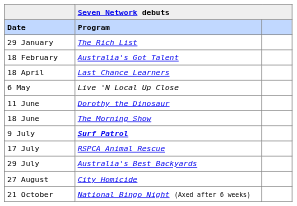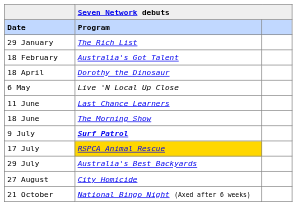(124, 73) Last Chance Learners -> (124, 73) Dorothy the Dinosaur
(124, 103) Dorothy the Dinosaur -> (124, 103) Last Chance Learners
(121, 149) no background -> (121, 149) gold background
